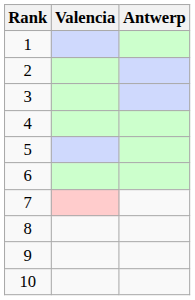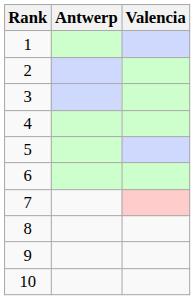columns swapped: (85, 17) <-> (154, 17)
